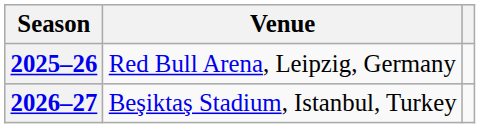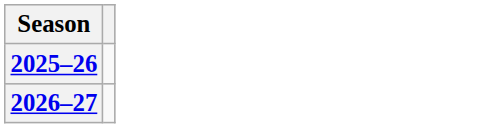- column: (283, 24)
